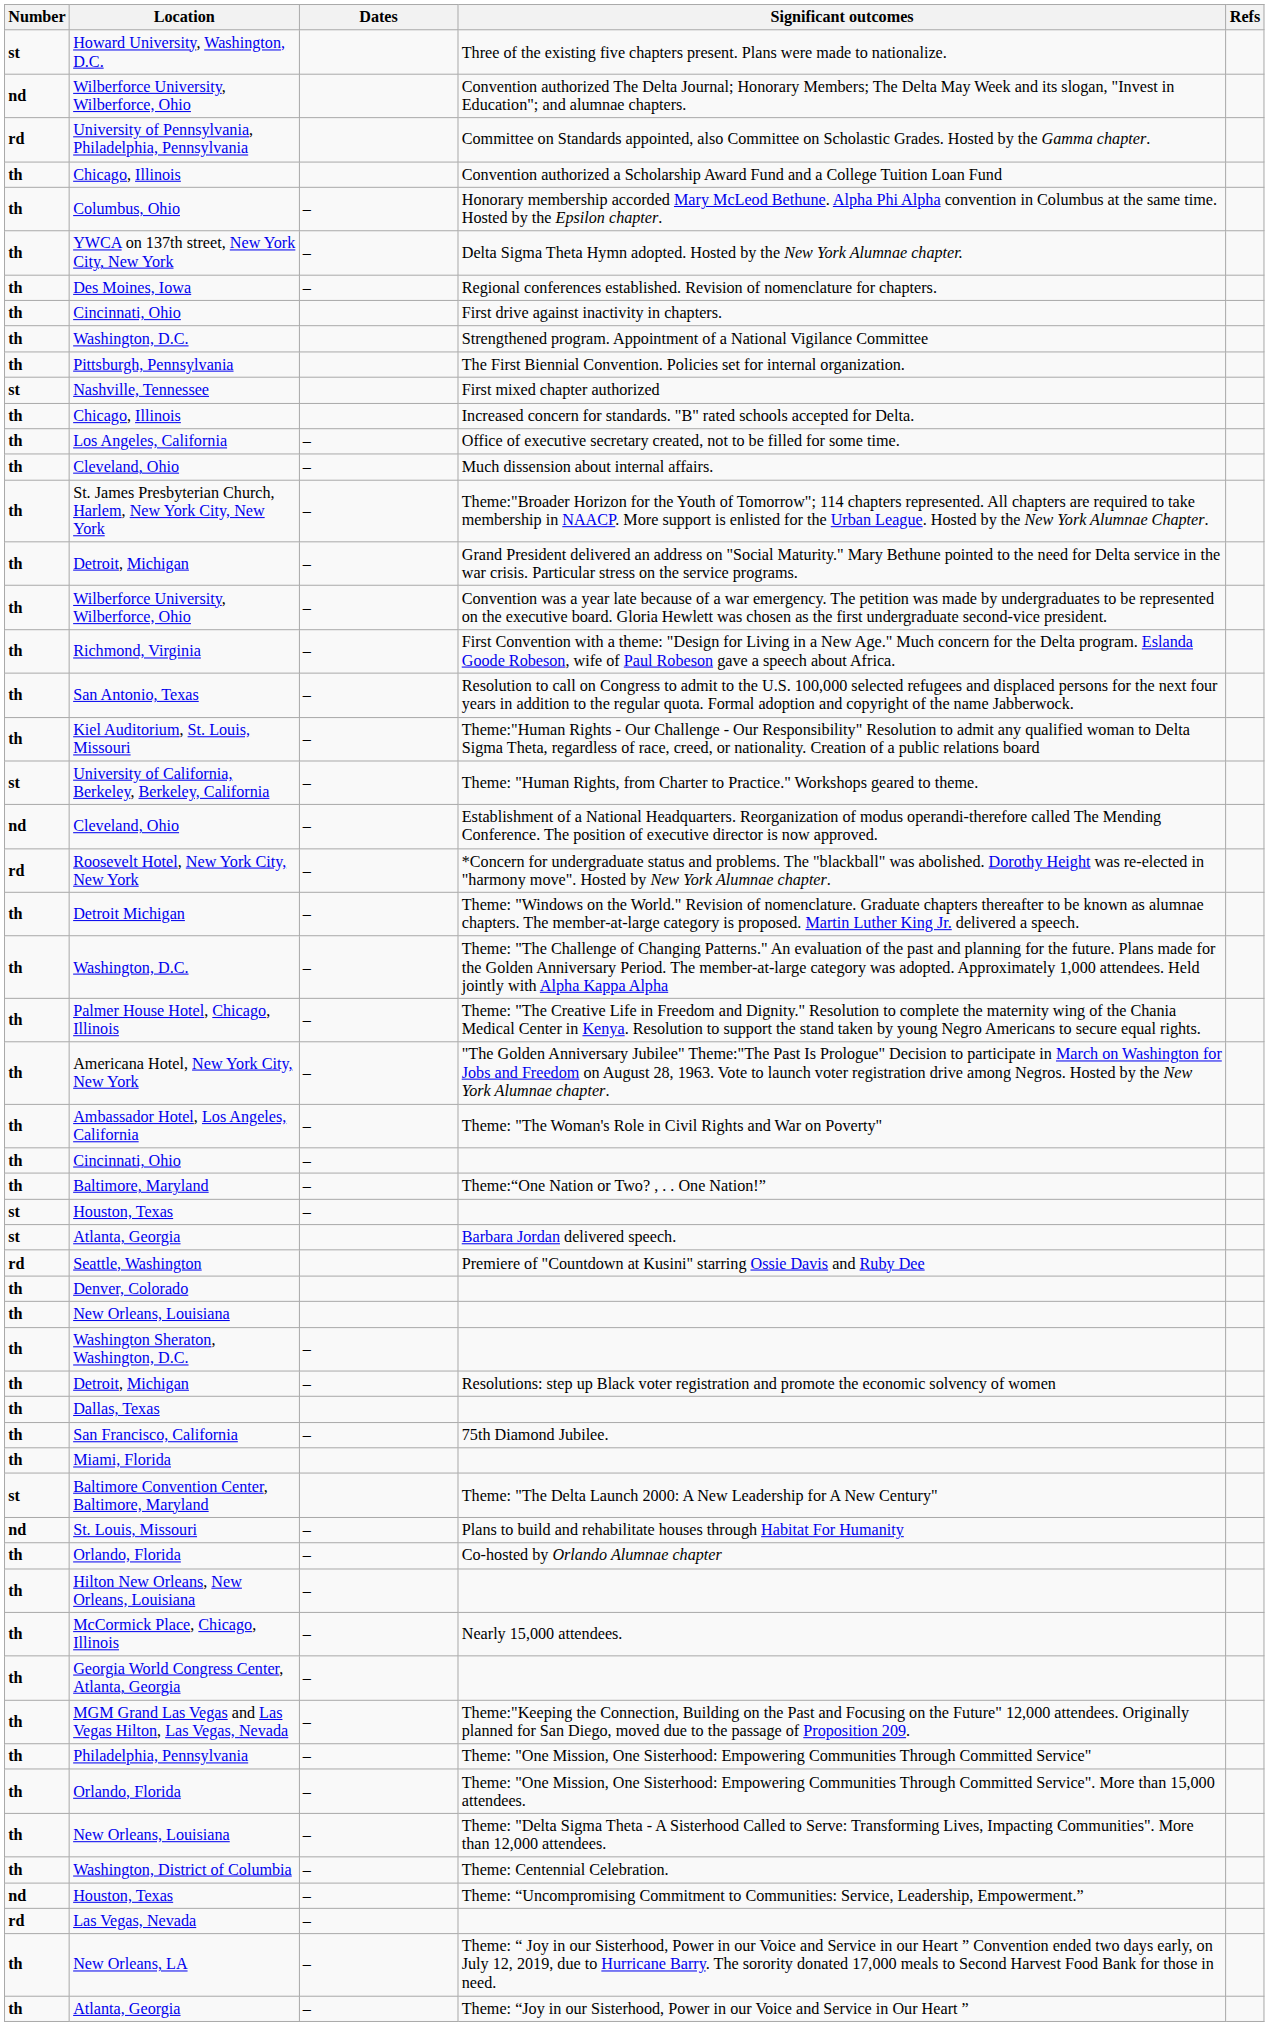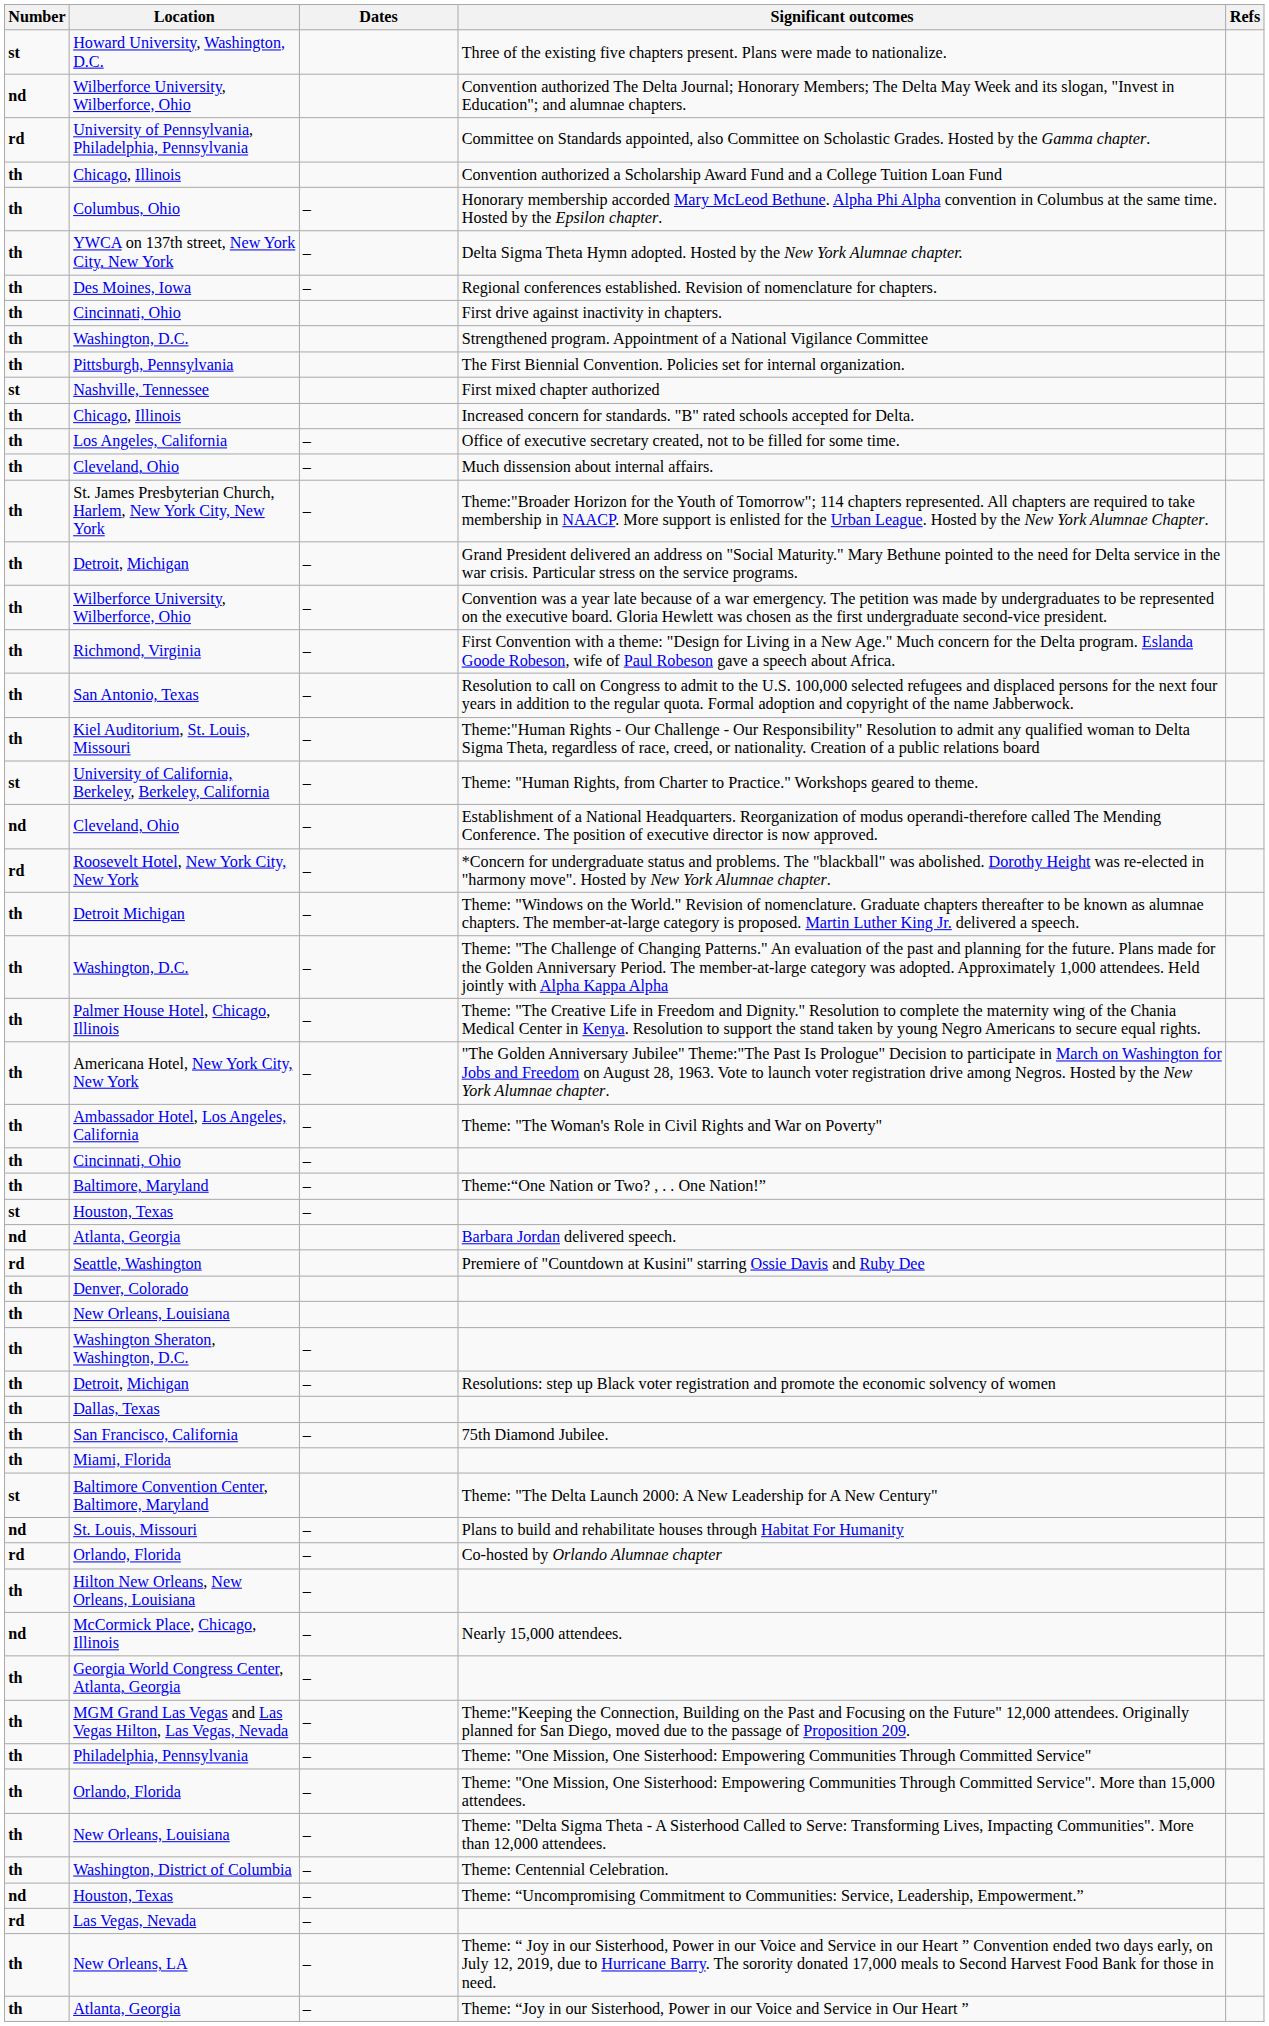(14, 1237) st -> (17, 1237) nd
(15, 1555) th -> (16, 1555) rd
(15, 1634) th -> (17, 1634) nd
